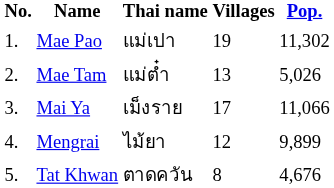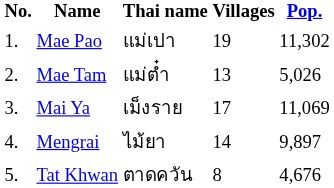(305, 107) 11,066 -> (305, 107) 11,069
(222, 141) 12 -> (222, 141) 14
(300, 141) 9,899 -> (300, 141) 9,897
